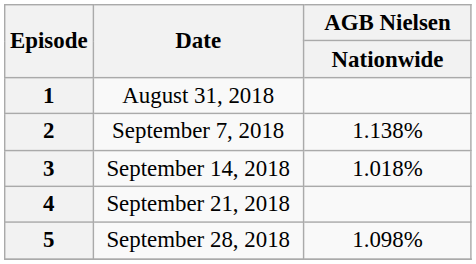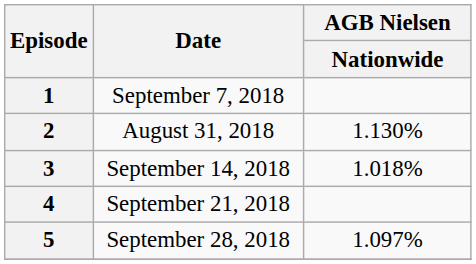(198, 95) August 31, 2018 -> (198, 95) September 7, 2018
(198, 131) September 7, 2018 -> (198, 131) August 31, 2018
(387, 131) 1.138% -> (387, 131) 1.130%
(387, 240) 1.098% -> (387, 240) 1.097%
